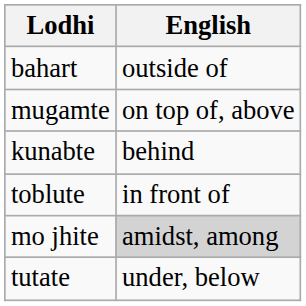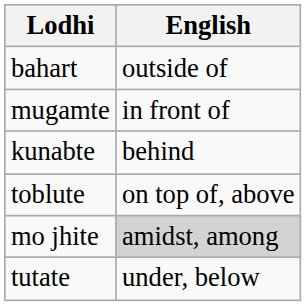(208, 109) on top of, above -> (176, 109) in front of
(176, 194) in front of -> (208, 194) on top of, above
